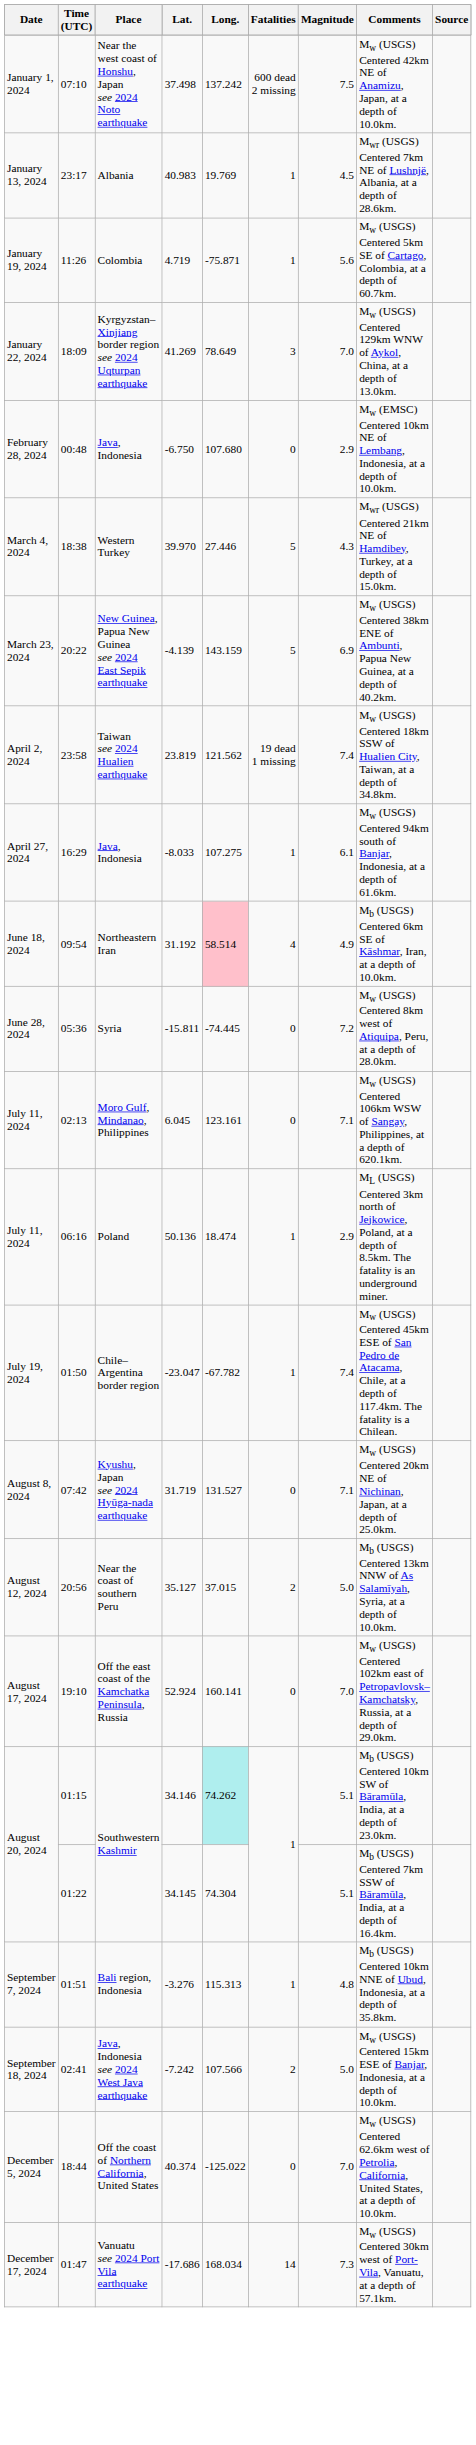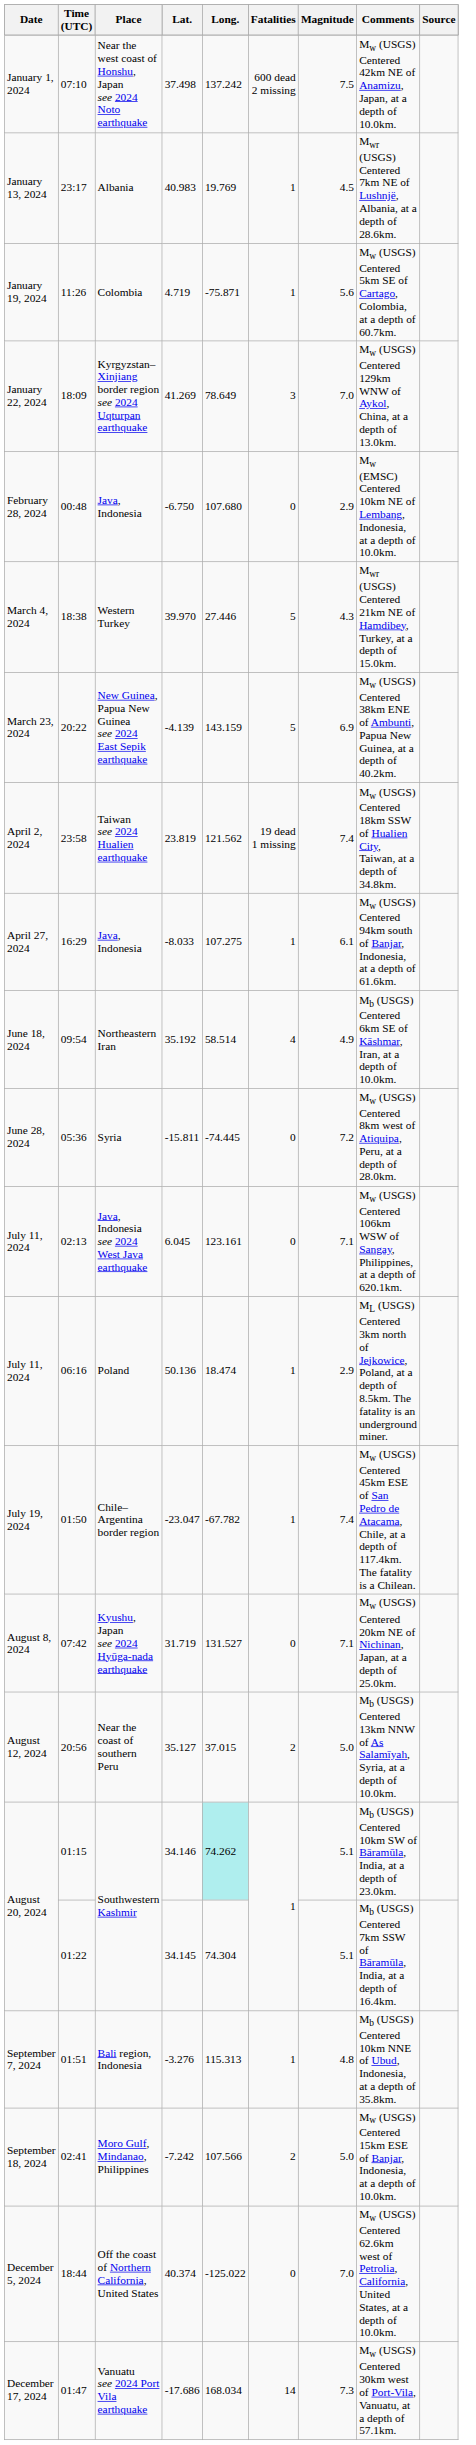(180, 943) 31.192 -> (180, 1039) 35.192
(221, 943) pink background -> (221, 1039) no background
(123, 1120) Moro Gulf, Mindanao, Philippines -> (122, 1241) Java, Indonesia see 2024 West Java earthquake
- row: (27, 1691)
(122, 2069) Java, Indonesia see 2024 West Java earthquake -> (123, 2157) Moro Gulf, Mindanao, Philippines
